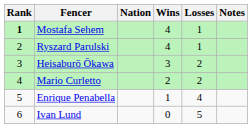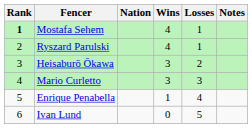(168, 81) 2 -> (168, 81) 3
(199, 81) 2 -> (199, 81) 3
